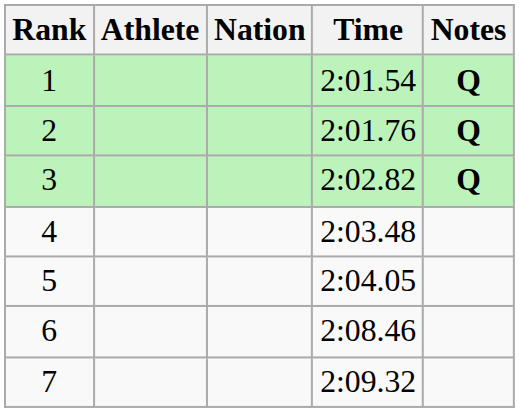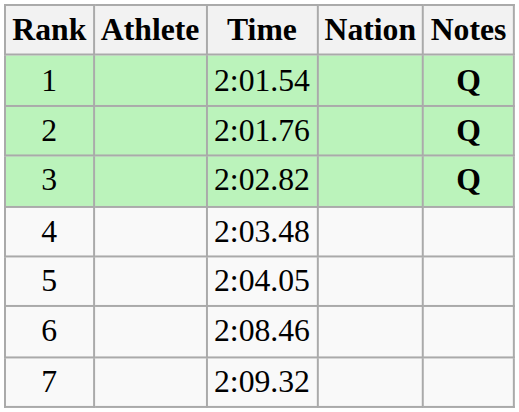columns swapped: (260, 29) <-> (368, 29)
